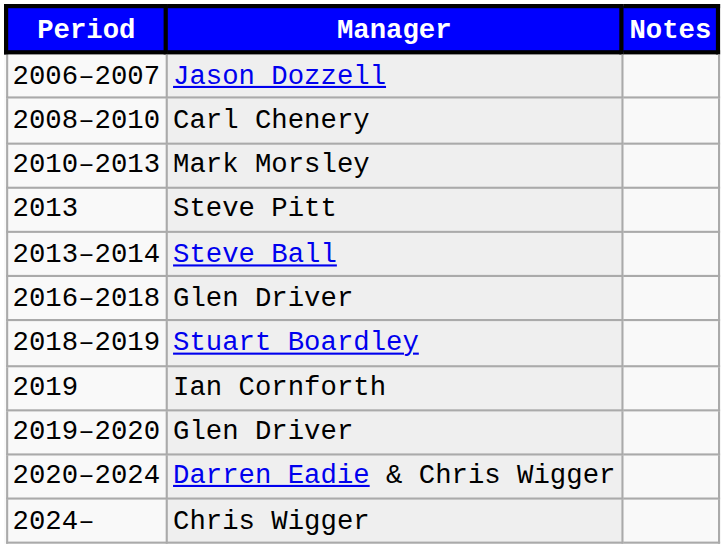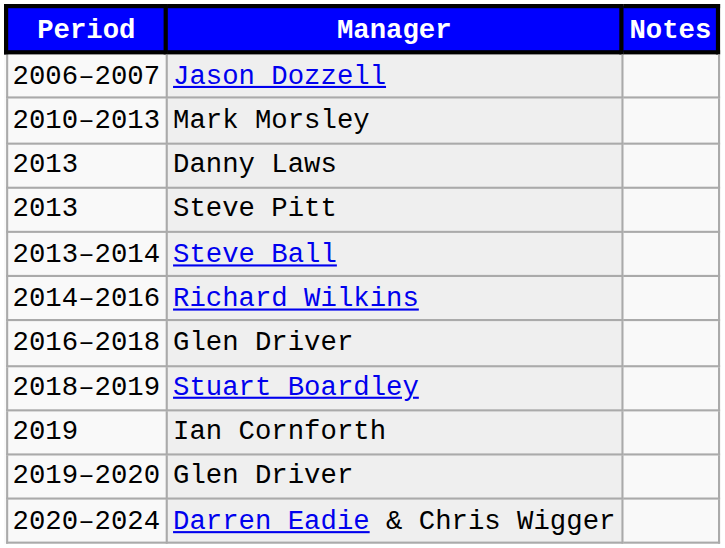- row: (86, 120)
+ row: (45, 165)
+ row: (86, 298)
- row: (54, 521)
